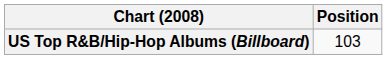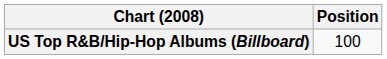(348, 41) 103 -> (348, 41) 100
